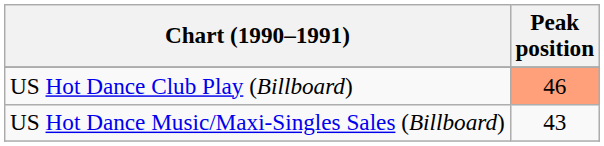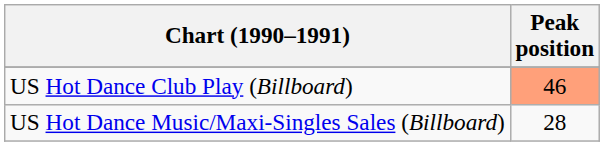(555, 122) 43 -> (555, 122) 28
